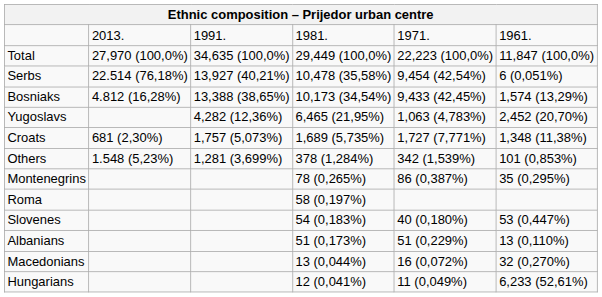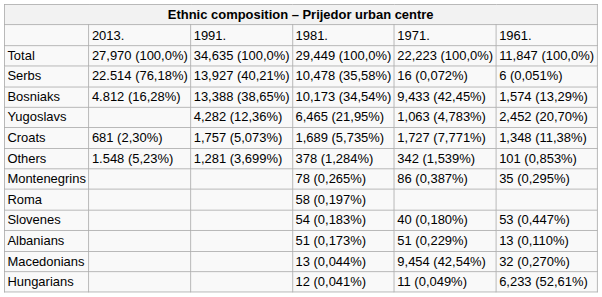(442, 76) 9,454 (42,54%) -> (433, 76) 16 (0,072%)
(433, 261) 16 (0,072%) -> (442, 261) 9,454 (42,54%)
